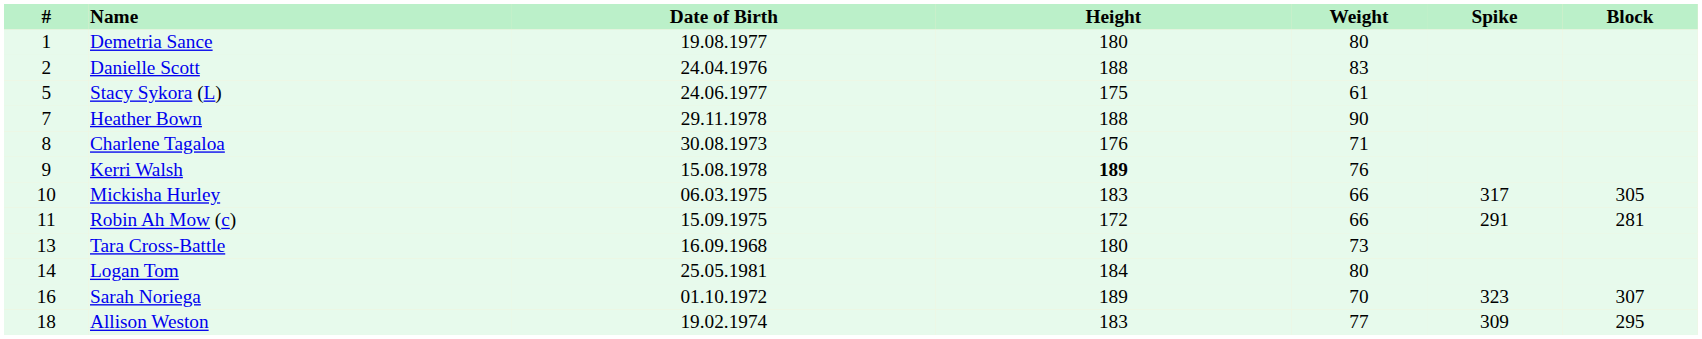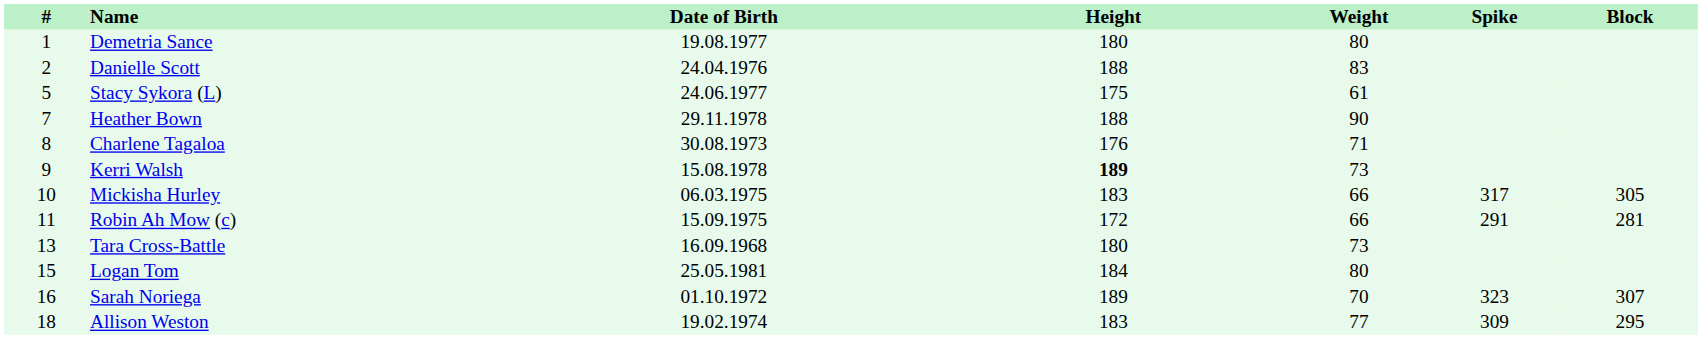(1359, 169) 76 -> (1359, 169) 73
(46, 271) 14 -> (46, 271) 15
